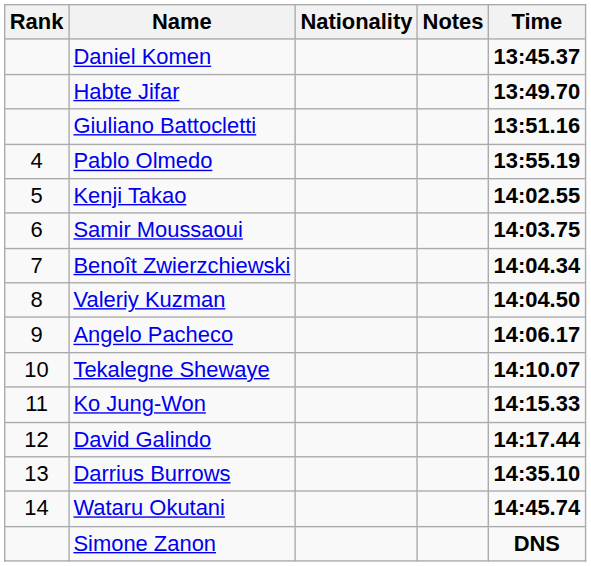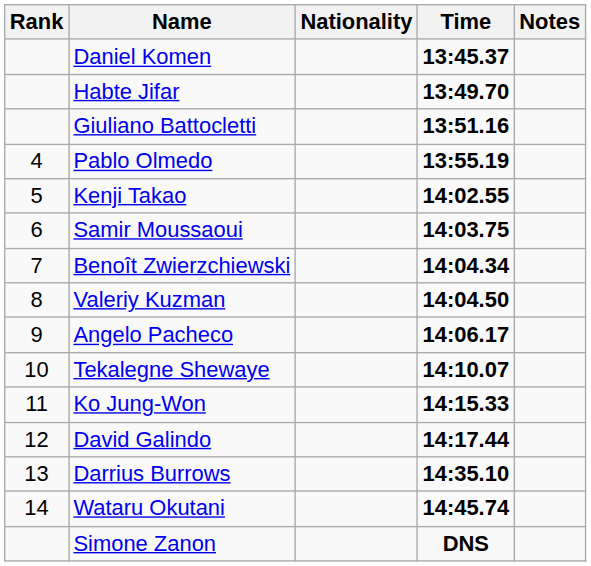columns swapped: (537, 21) <-> (453, 21)
